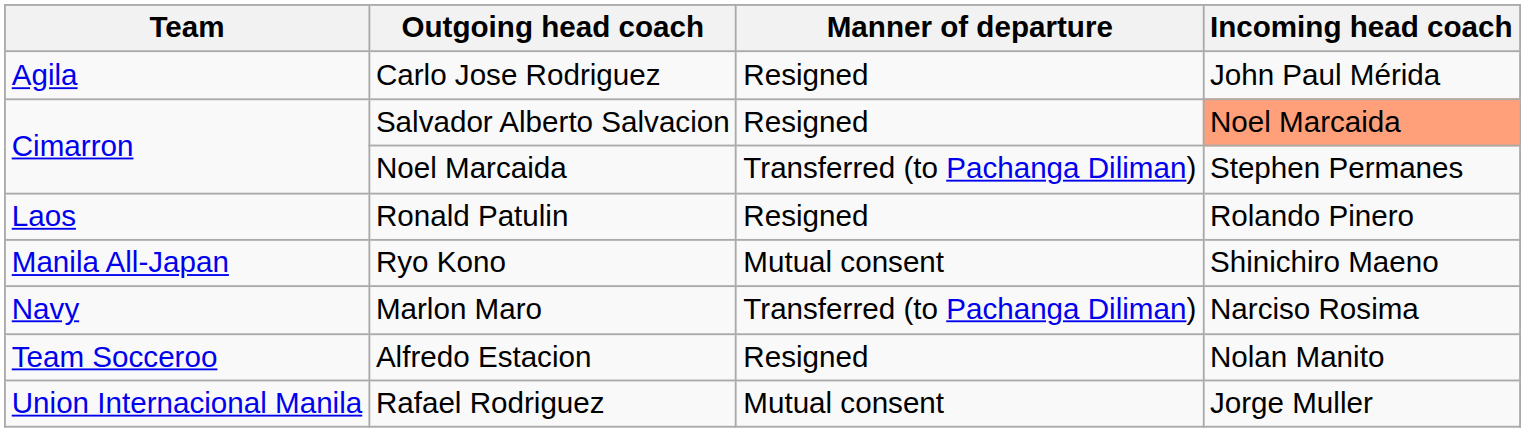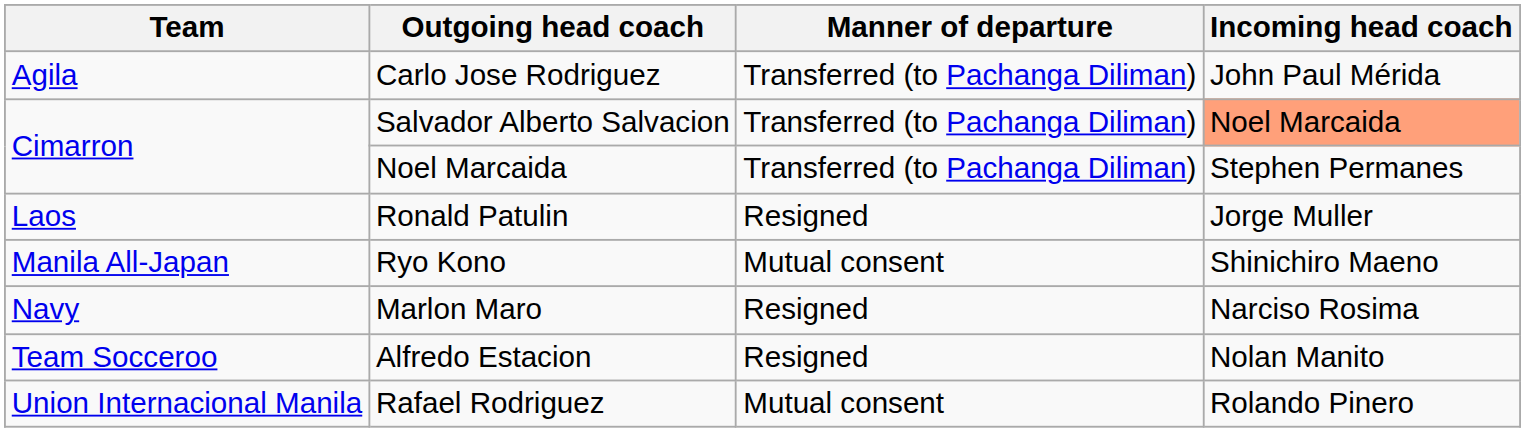(806, 74) Resigned -> (970, 74) Transferred (to Pachanga Diliman)
(806, 121) Resigned -> (970, 121) Transferred (to Pachanga Diliman)
(1312, 215) Rolando Pinero -> (1291, 215) Jorge Muller
(970, 309) Transferred (to Pachanga Diliman) -> (806, 309) Resigned
(1291, 403) Jorge Muller -> (1312, 403) Rolando Pinero
